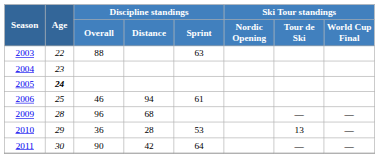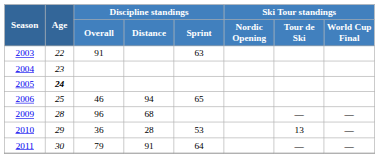(99, 53) 88 -> (99, 53) 91
(199, 99) 61 -> (199, 99) 65
(99, 145) 90 -> (99, 145) 79
(149, 145) 42 -> (149, 145) 91
